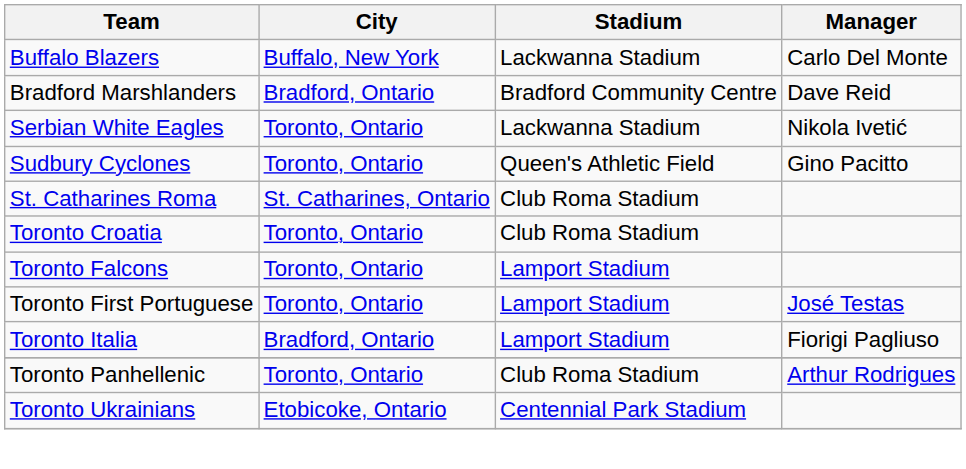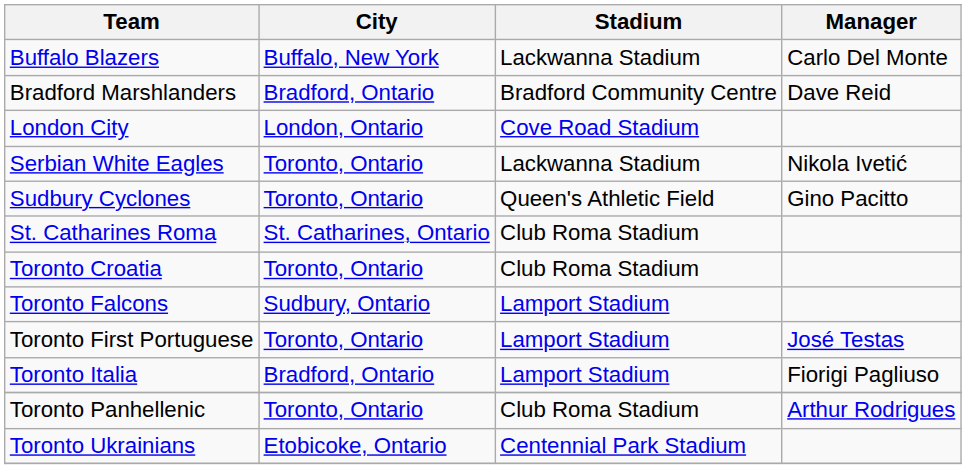+ row: (69, 127)
(343, 269) Toronto, Ontario -> (347, 304) Sudbury, Ontario
